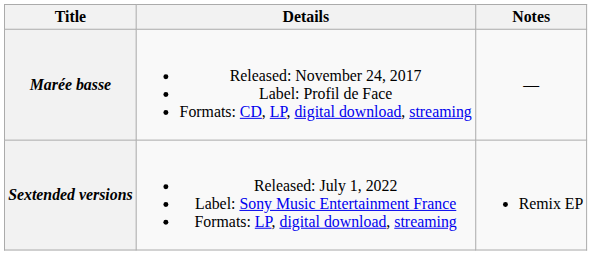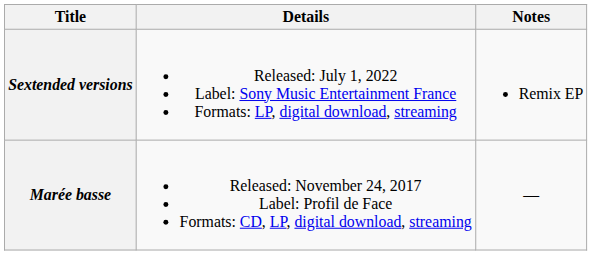rows swapped: (70, 84) <-> (70, 195)
